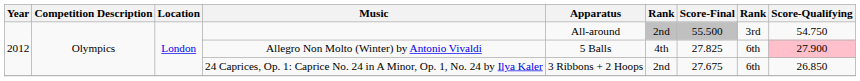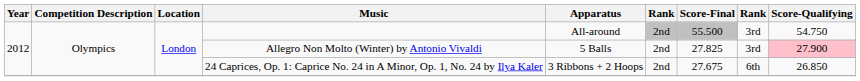(661, 48) 4th -> (661, 48) 2nd
(753, 48) 6th -> (753, 48) 3rd
